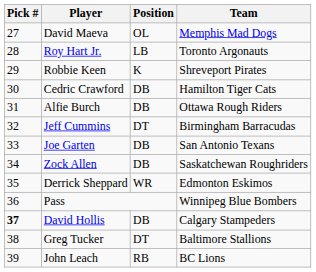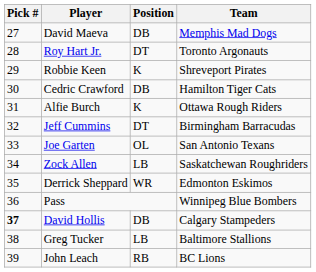(141, 32) OL -> (141, 32) DB
(141, 51) LB -> (141, 51) DT
(141, 107) DB -> (137, 107) K
(141, 145) DB -> (141, 145) OL
(141, 164) DB -> (141, 164) LB
(141, 239) DT -> (141, 239) LB
